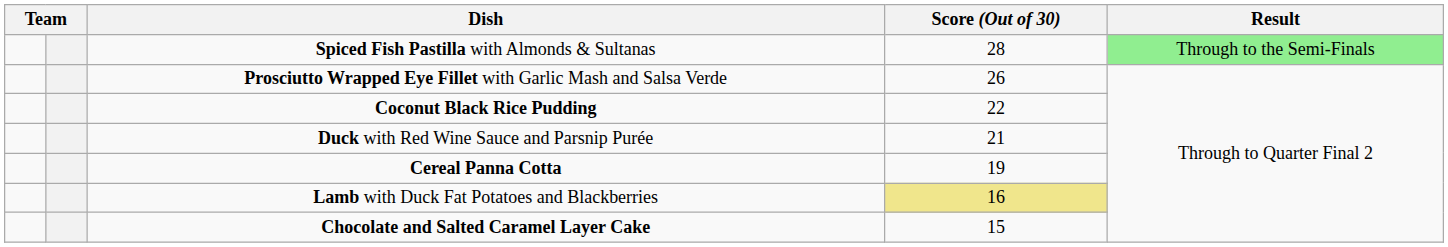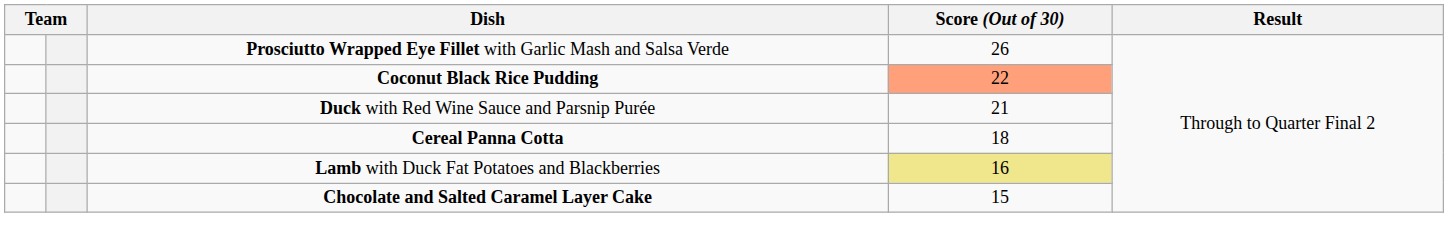- row: (486, 49)
(996, 108) no background -> (1000, 79) lightsalmon background
(996, 168) 19 -> (1000, 138) 18
